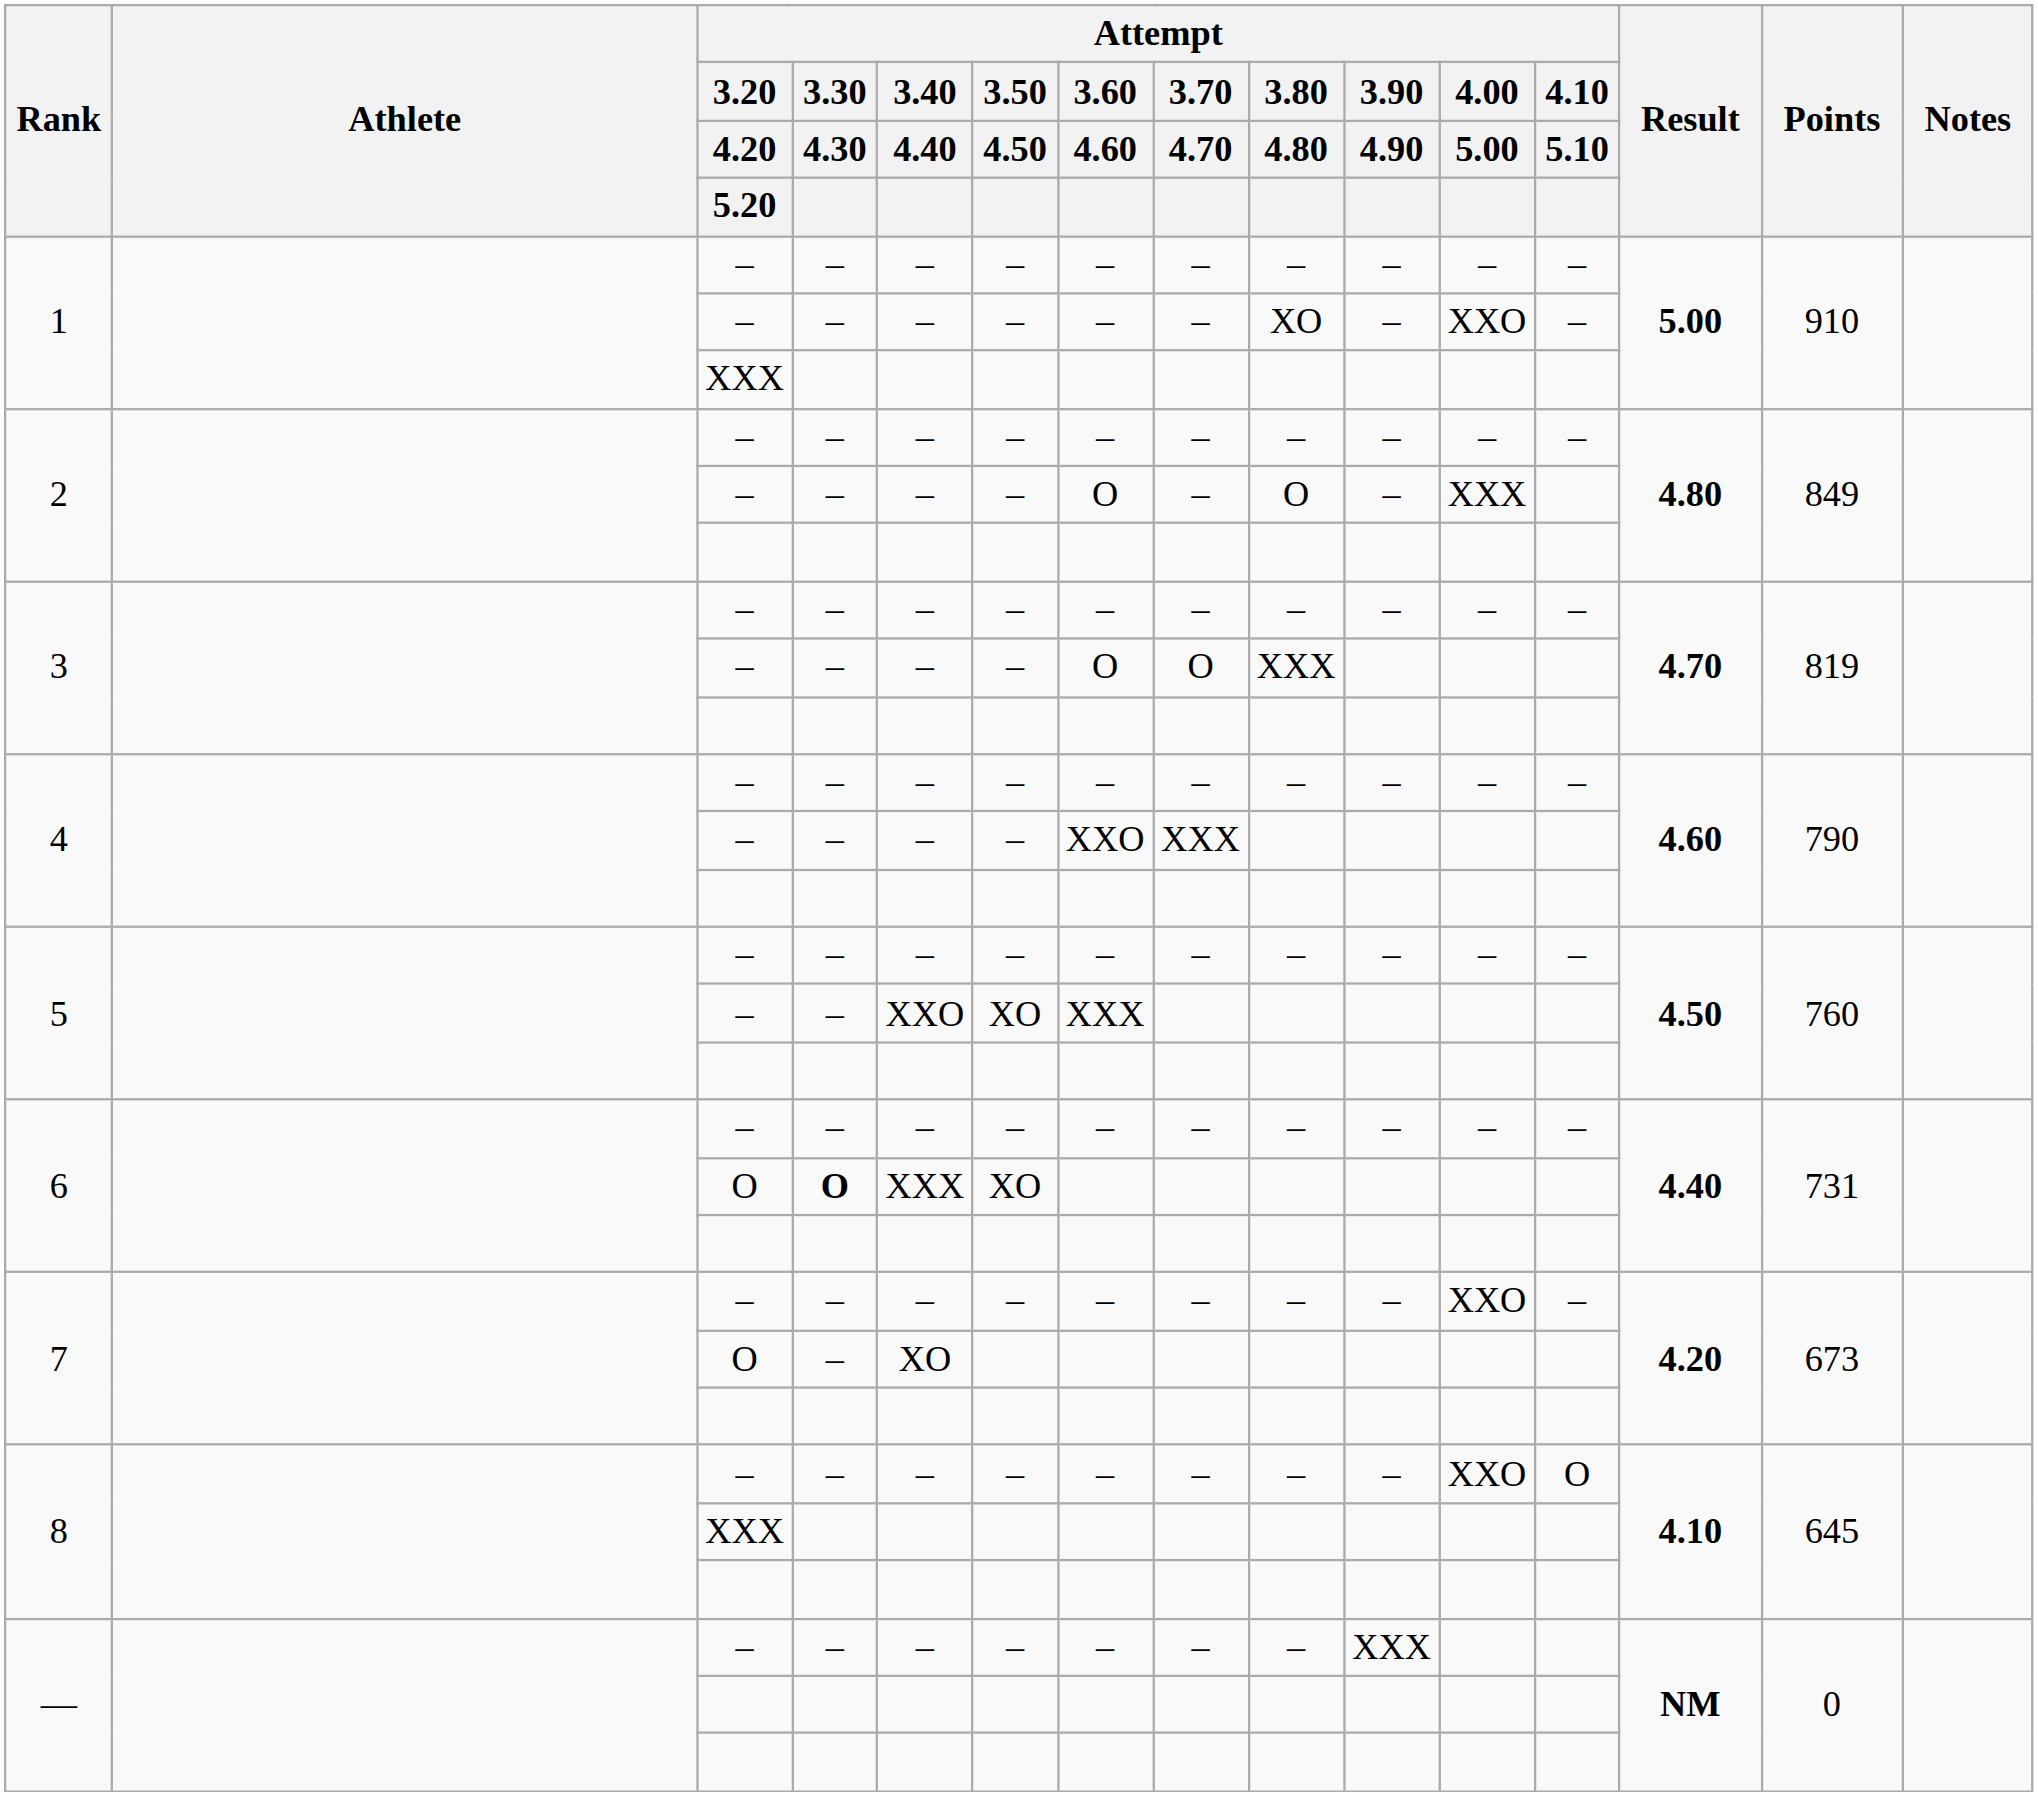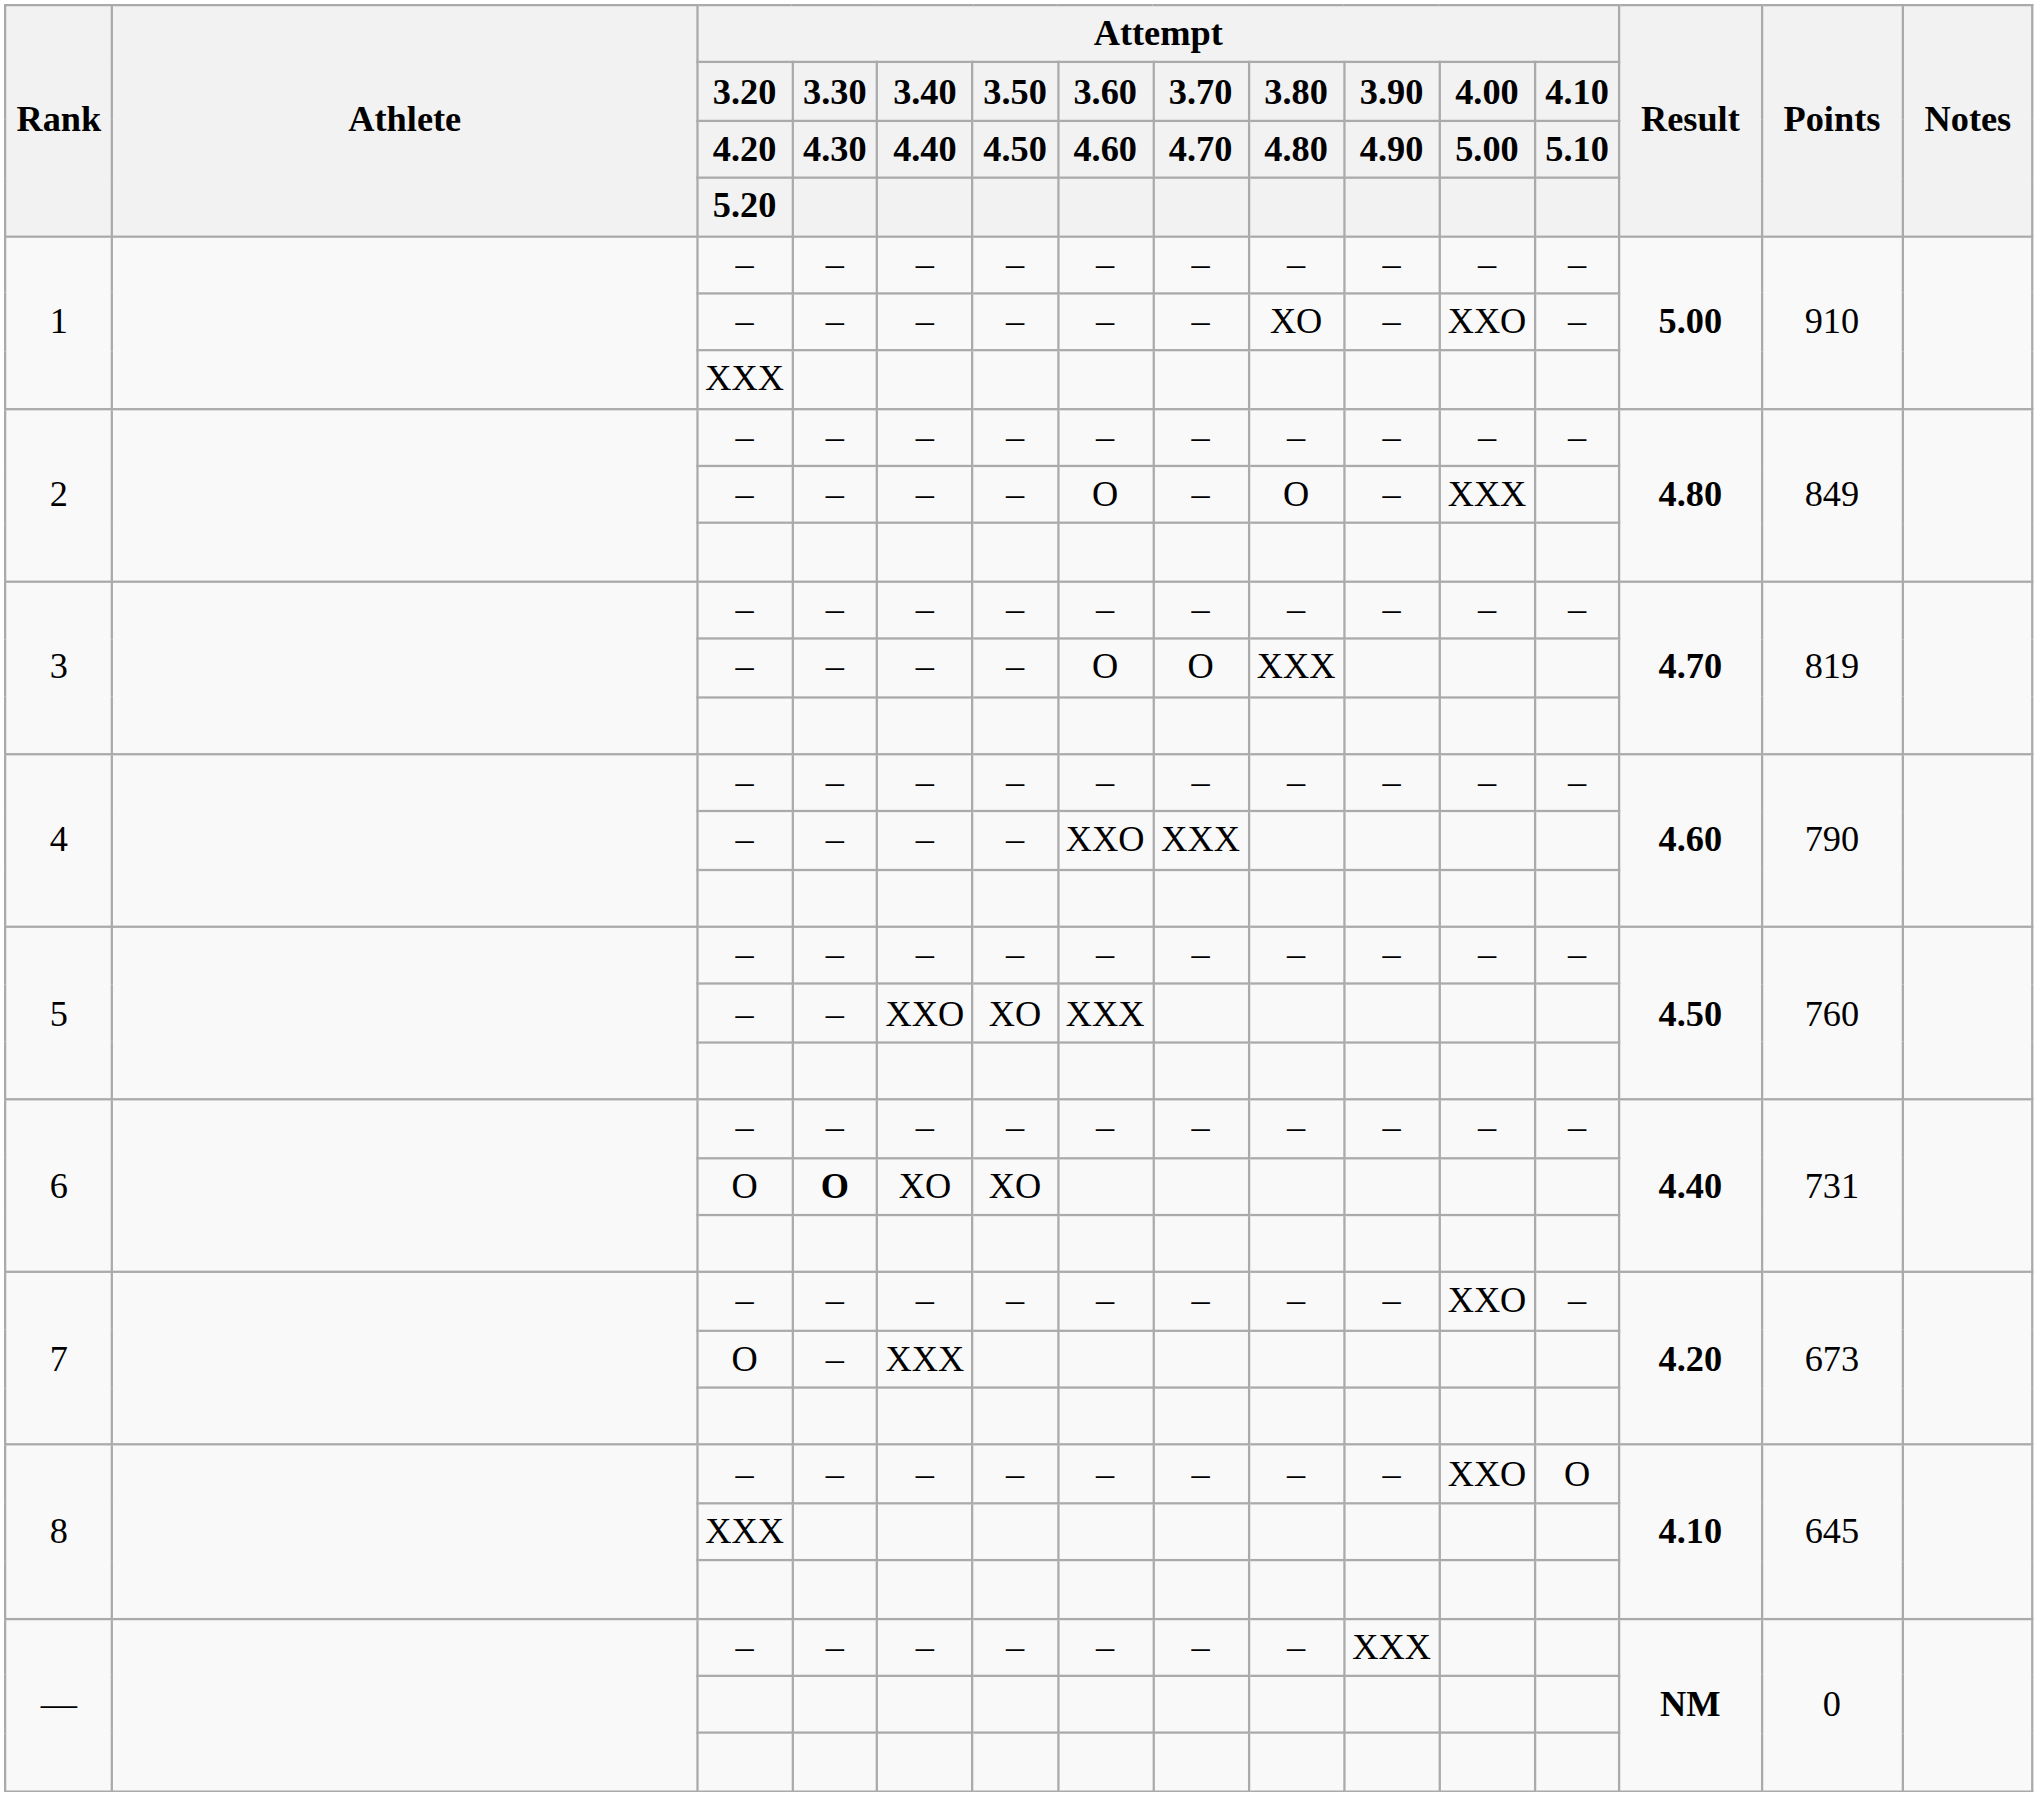(925, 1185) XXX -> (925, 1185) XO
(925, 1358) XO -> (925, 1358) XXX
